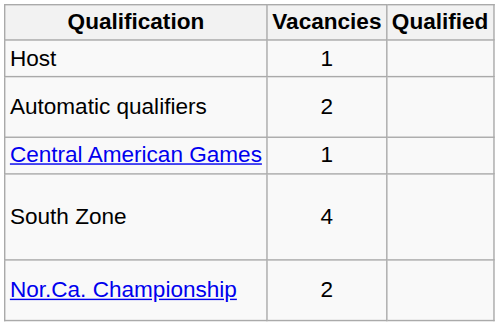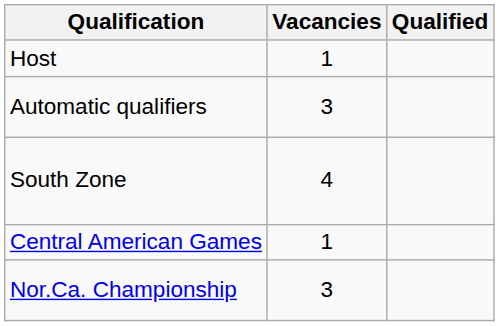(327, 106) 2 -> (327, 106) 3
rows swapped: (136, 155) <-> (68, 216)
(327, 290) 2 -> (327, 290) 3
